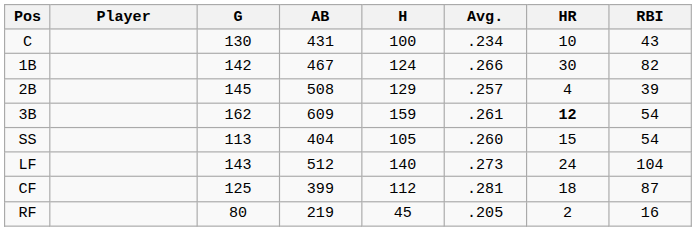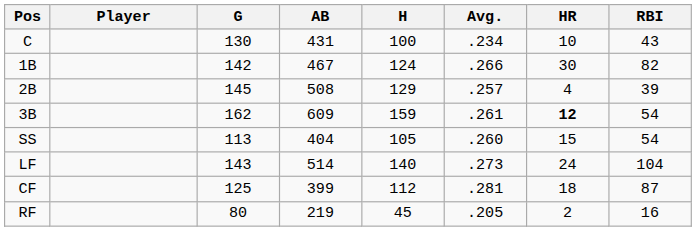(320, 164) 512 -> (320, 164) 514
